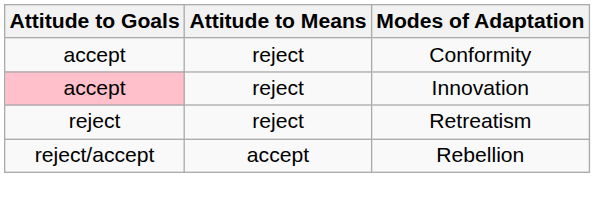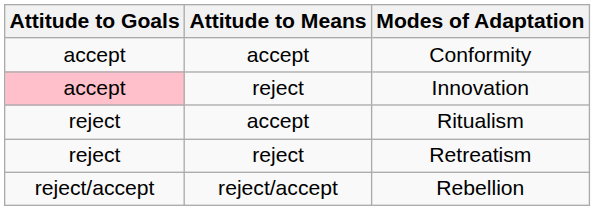(278, 54) reject -> (278, 54) accept
+ row: (480, 121)
(278, 155) accept -> (278, 188) reject/accept
